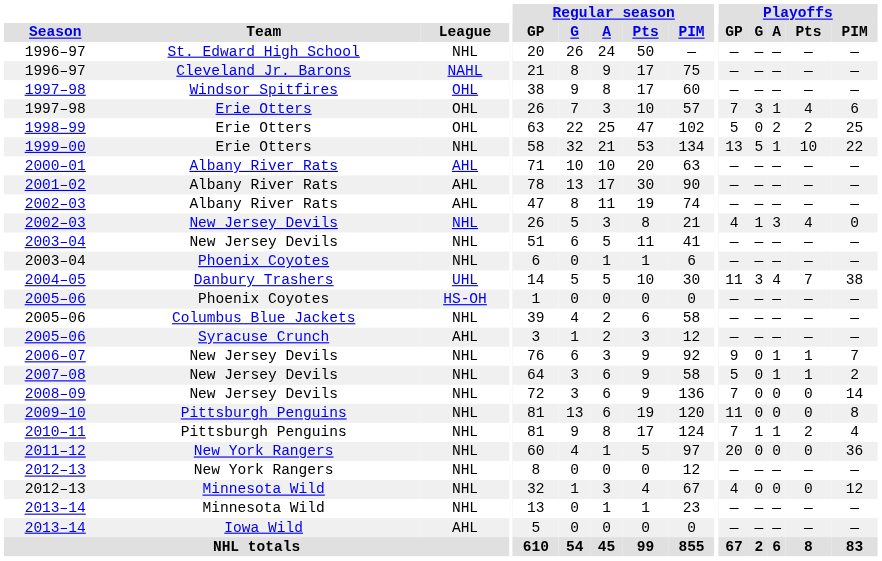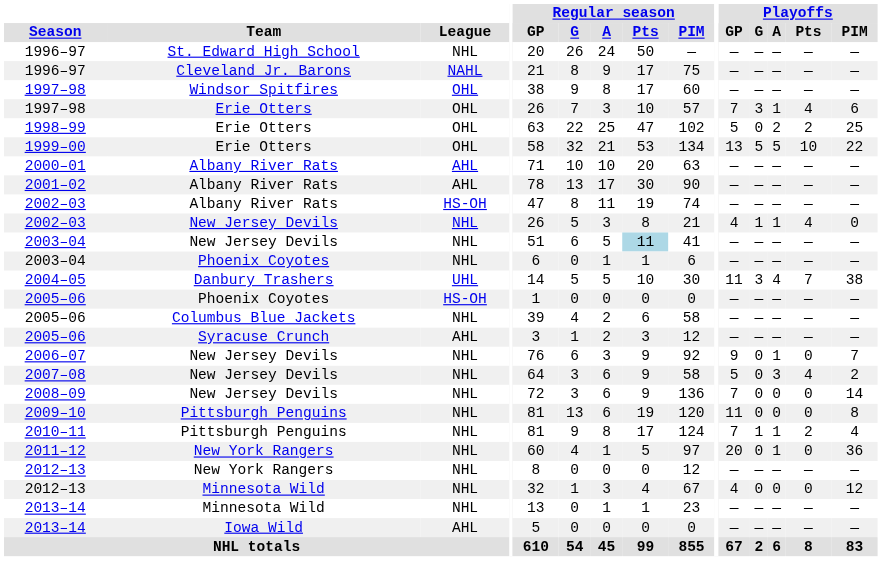(465, 147) NHL -> (465, 147) OHL
(777, 147) 1 -> (777, 147) 5
(465, 204) AHL -> (465, 204) HS-OH
(777, 223) 3 -> (777, 223) 1
(646, 242) no background -> (646, 242) lightblue background
(808, 356) 1 -> (808, 356) 0
(777, 375) 1 -> (777, 375) 3
(808, 375) 1 -> (808, 375) 4
(777, 451) 0 -> (777, 451) 1
